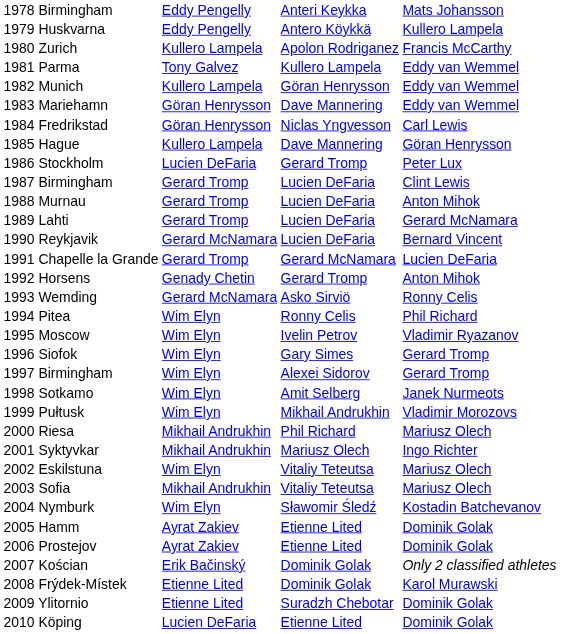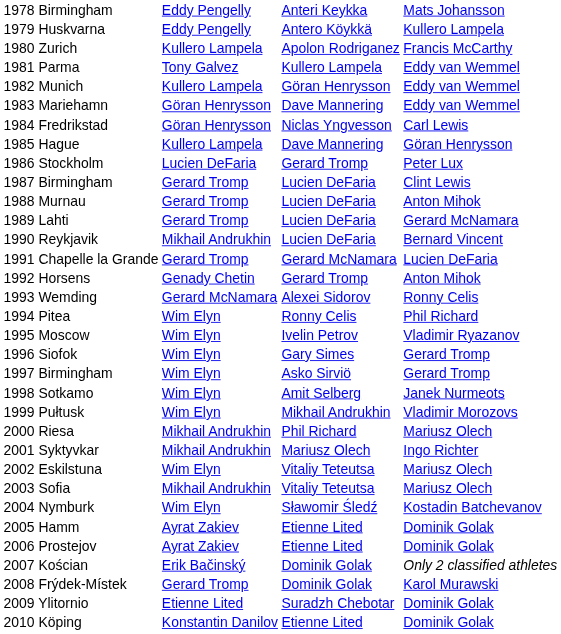(219, 240) Gerard McNamara -> (216, 240) Mikhail Andrukhin
(315, 297) Asko Sirviö -> (326, 297) Alexei Sidorov
(325, 374) Alexei Sidorov -> (316, 374) Asko Sirviö
(203, 584) Etienne Lited -> (205, 584) Gerard Tromp
(209, 622) Lucien DeFaria -> (220, 622) Konstantin Danilov
